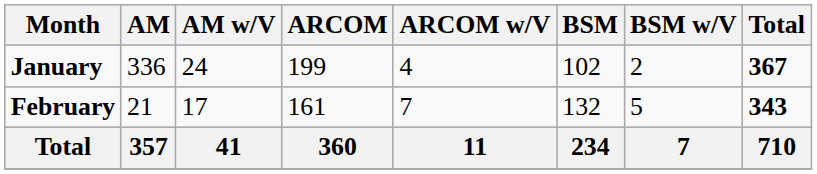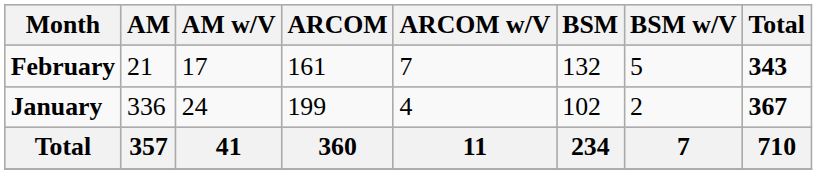rows swapped: (57, 65) <-> (63, 106)
